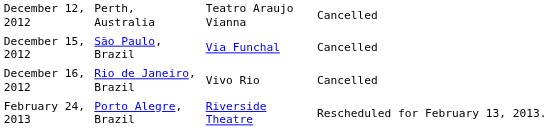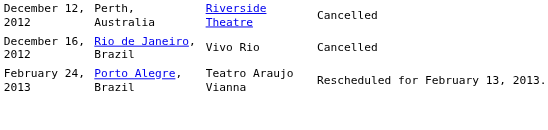(250, 15) Teatro Araujo Vianna -> (236, 15) Riverside Theatre
- row: (44, 48)
(236, 113) Riverside Theatre -> (250, 80) Teatro Araujo Vianna
